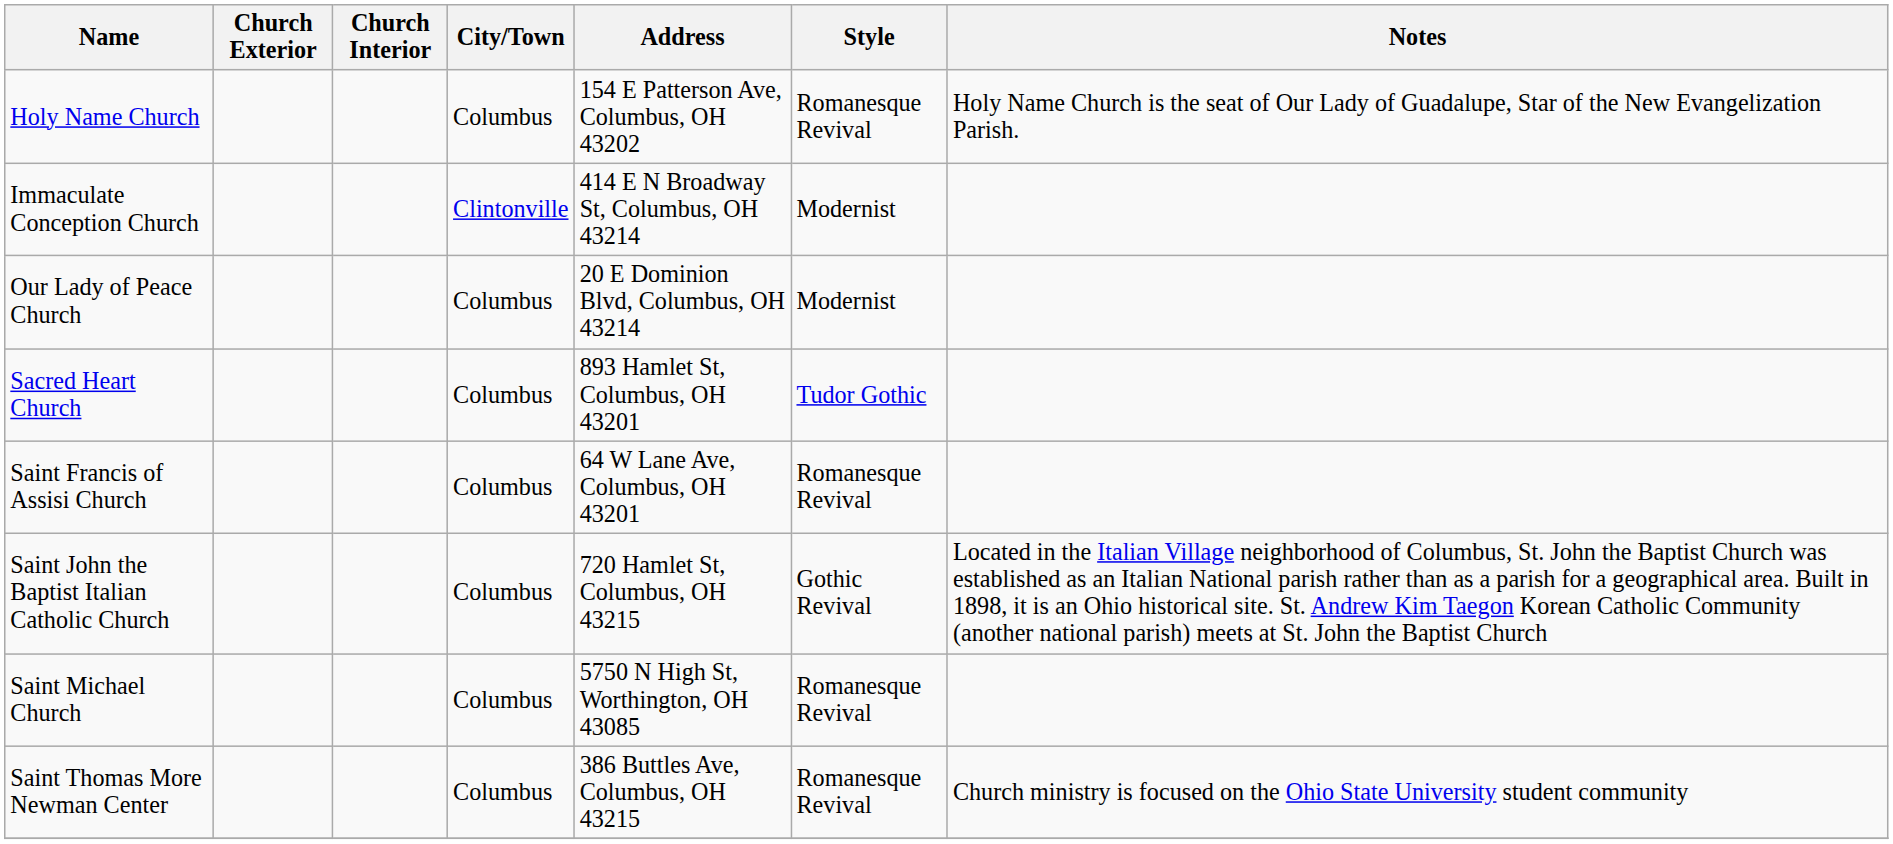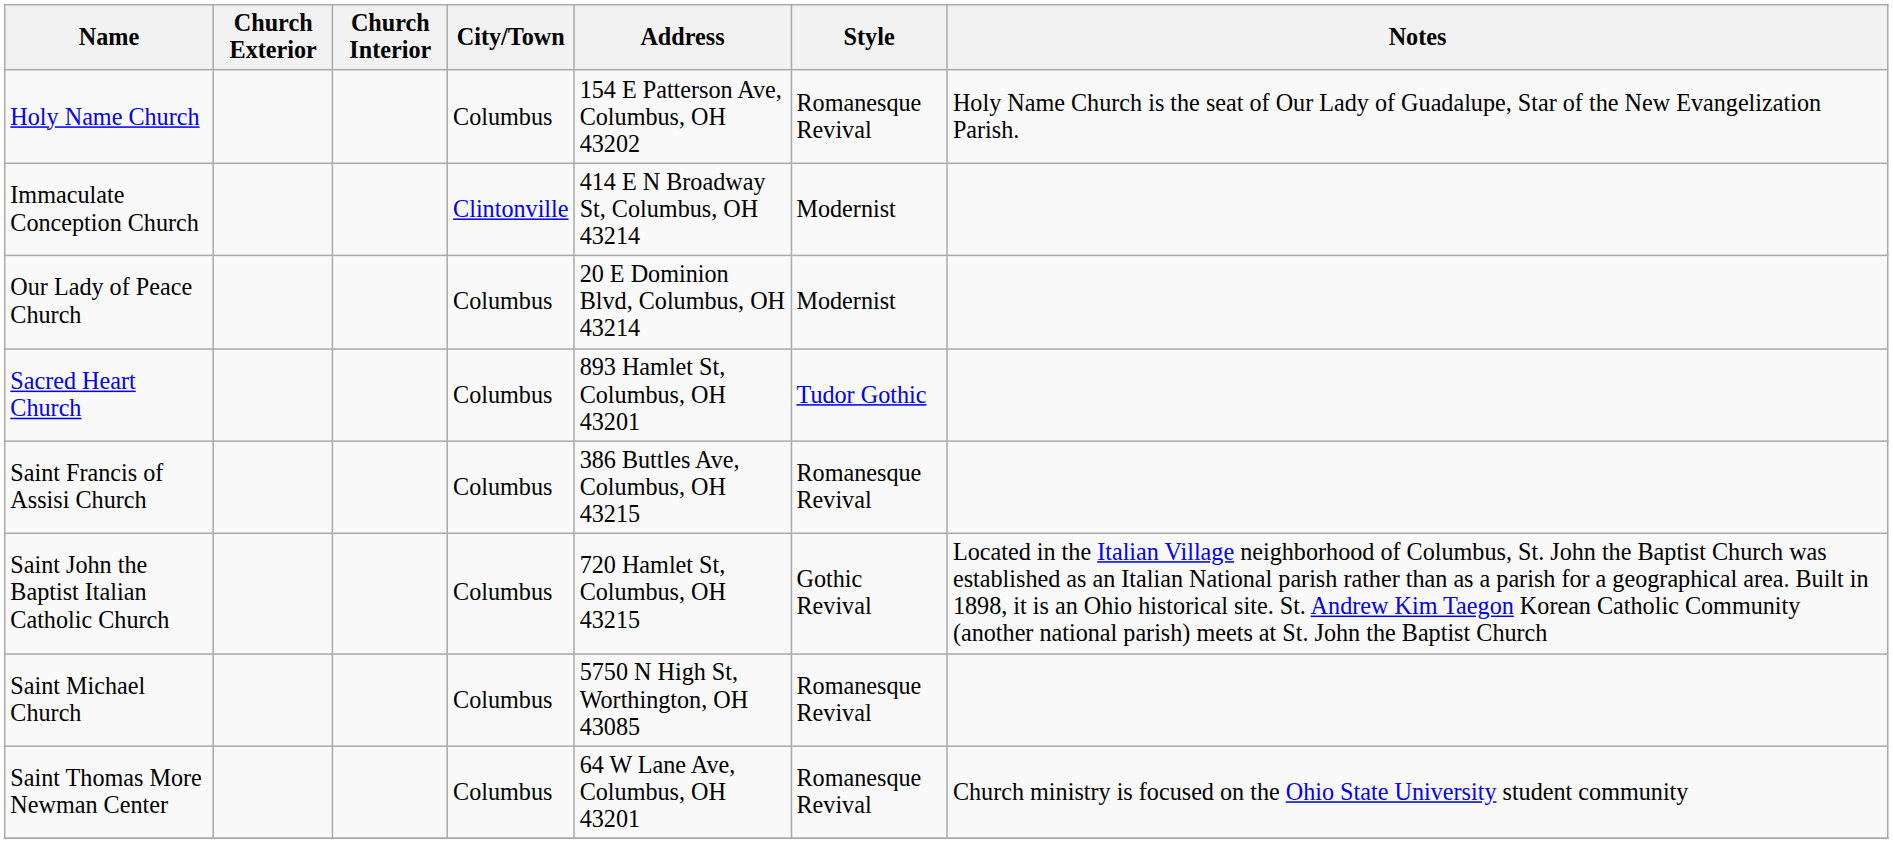(657, 487) 64 W Lane Ave, Columbus, OH 43201 -> (660, 487) 386 Buttles Ave, Columbus, OH 43215
(660, 792) 386 Buttles Ave, Columbus, OH 43215 -> (657, 792) 64 W Lane Ave, Columbus, OH 43201
